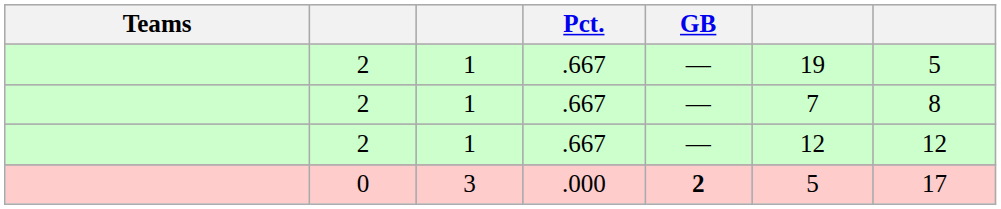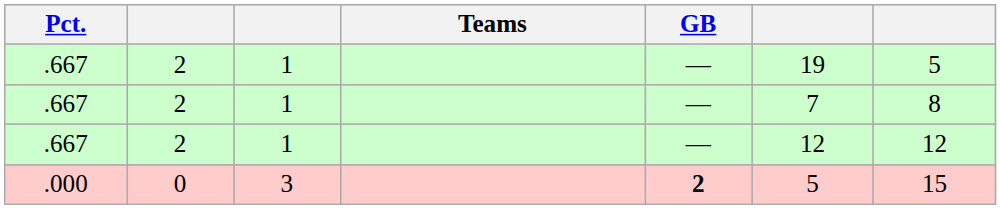columns swapped: (157, 24) <-> (584, 24)
(934, 183) 17 -> (934, 183) 15
